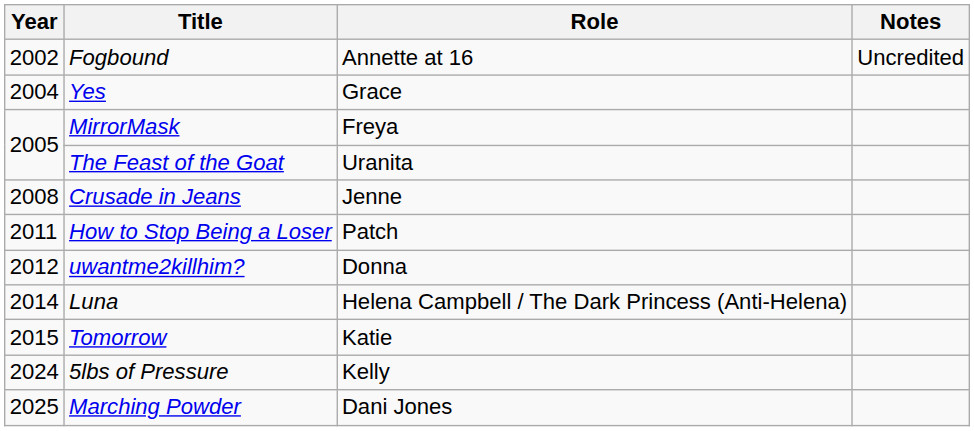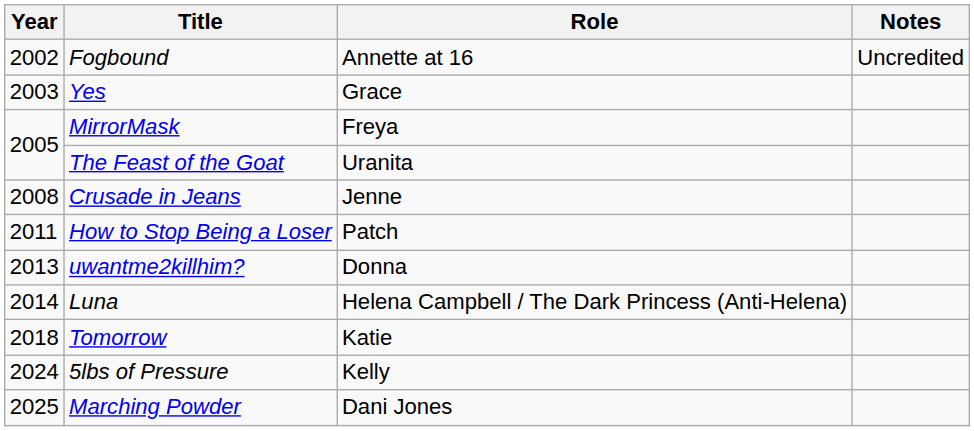(34, 92) 2004 -> (34, 92) 2003
(34, 267) 2012 -> (34, 267) 2013
(34, 337) 2015 -> (34, 337) 2018
